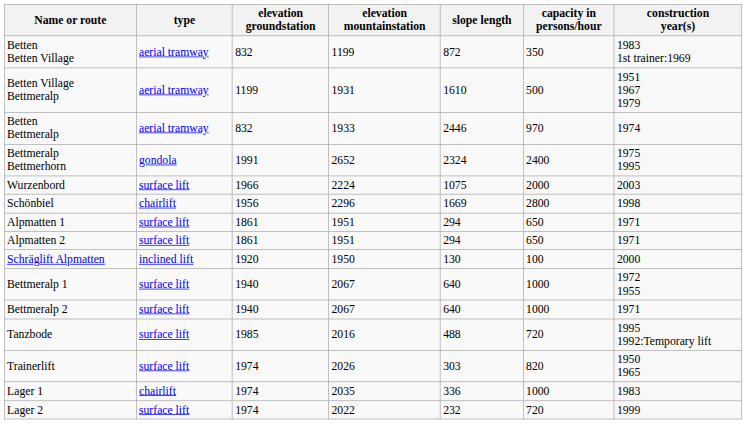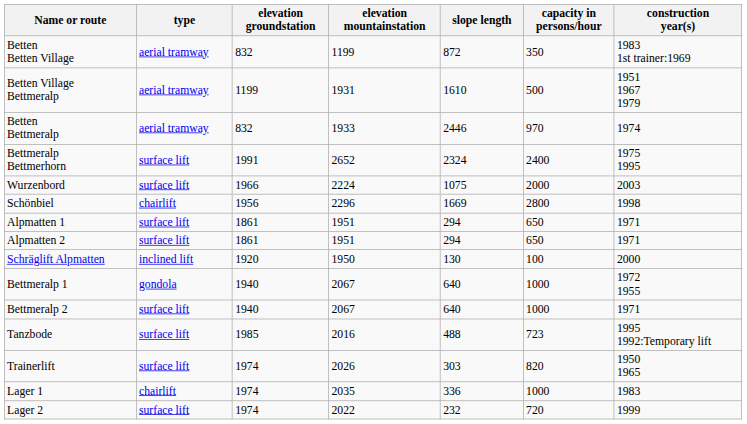(158, 160) gondola -> (164, 160) surface lift
(164, 284) surface lift -> (158, 284) gondola
(535, 334) 720 -> (535, 334) 723
